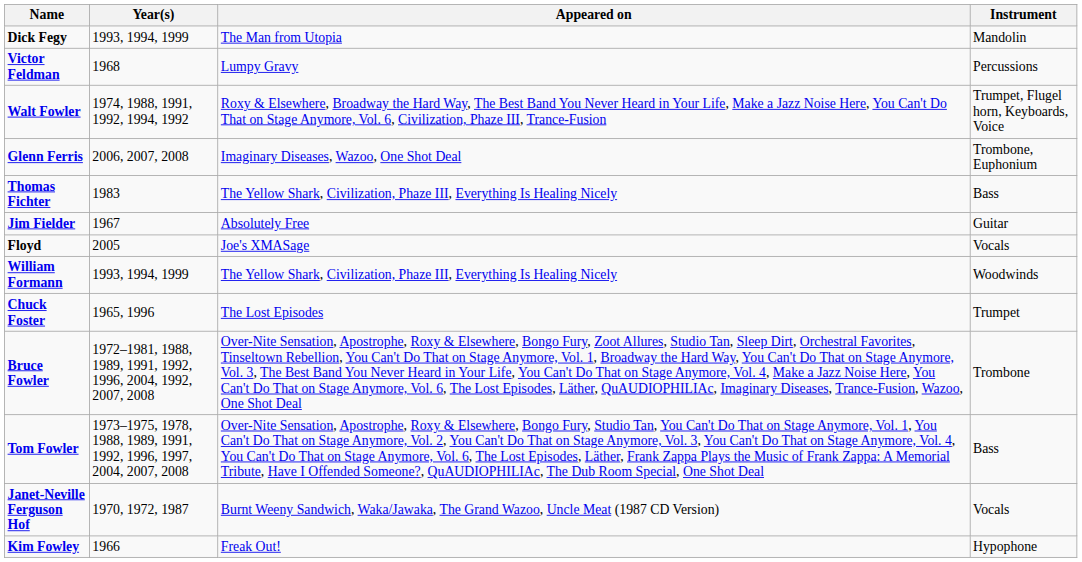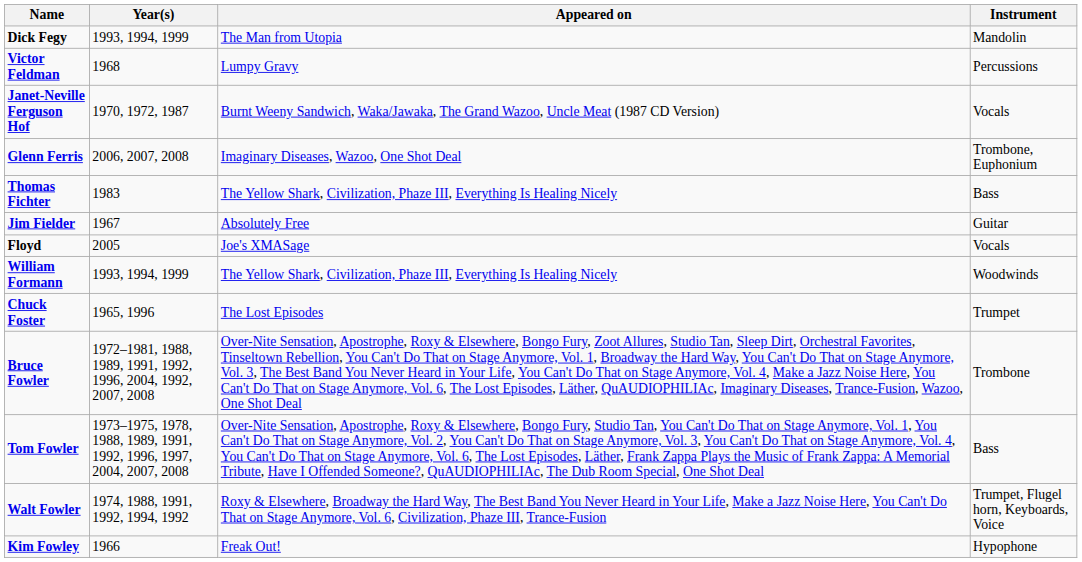rows swapped: (46, 509) <-> (44, 111)
